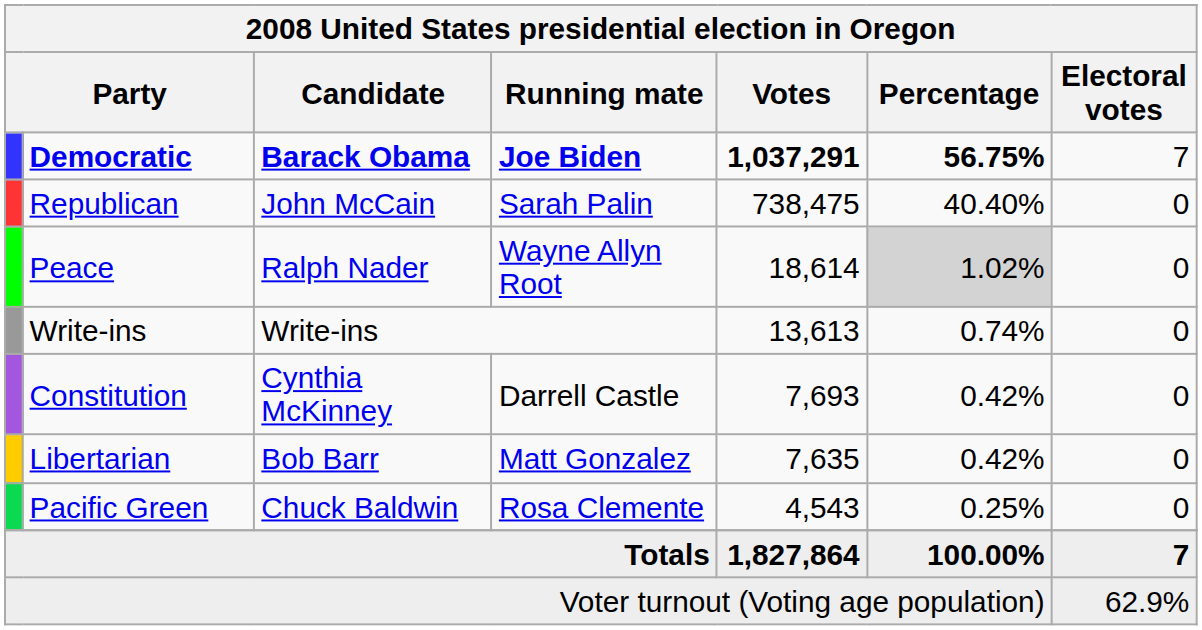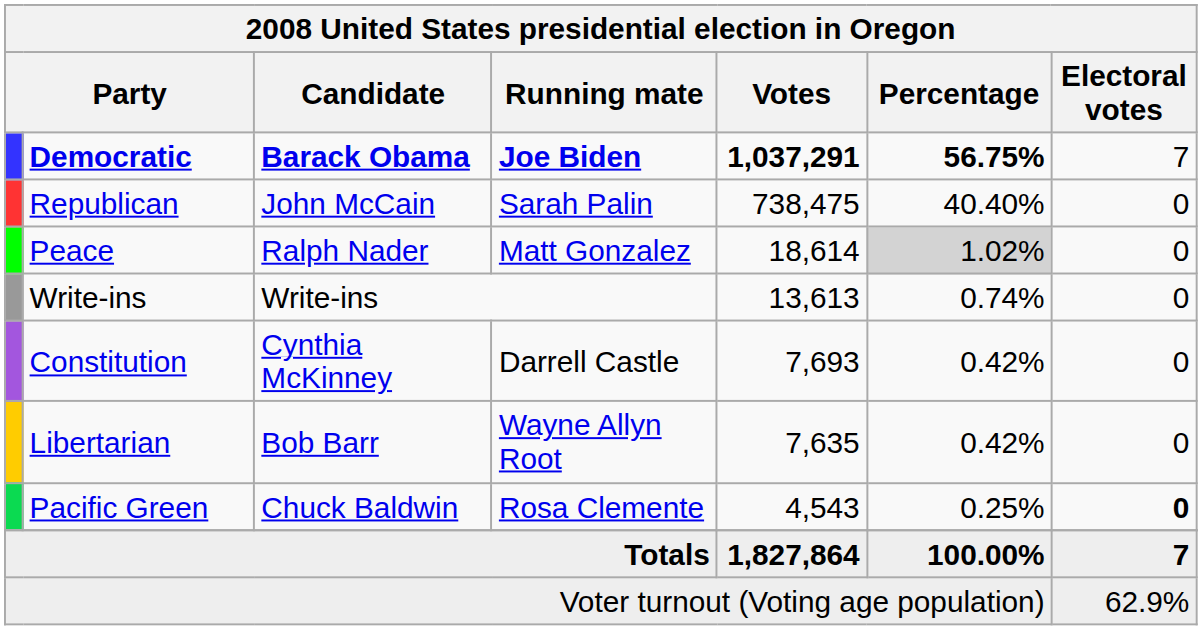(580, 267) Wayne Allyn Root -> (595, 251) Matt Gonzalez
(595, 459) Matt Gonzalez -> (580, 442) Wayne Allyn Root
(1181, 506) normal -> (1181, 506) bold
